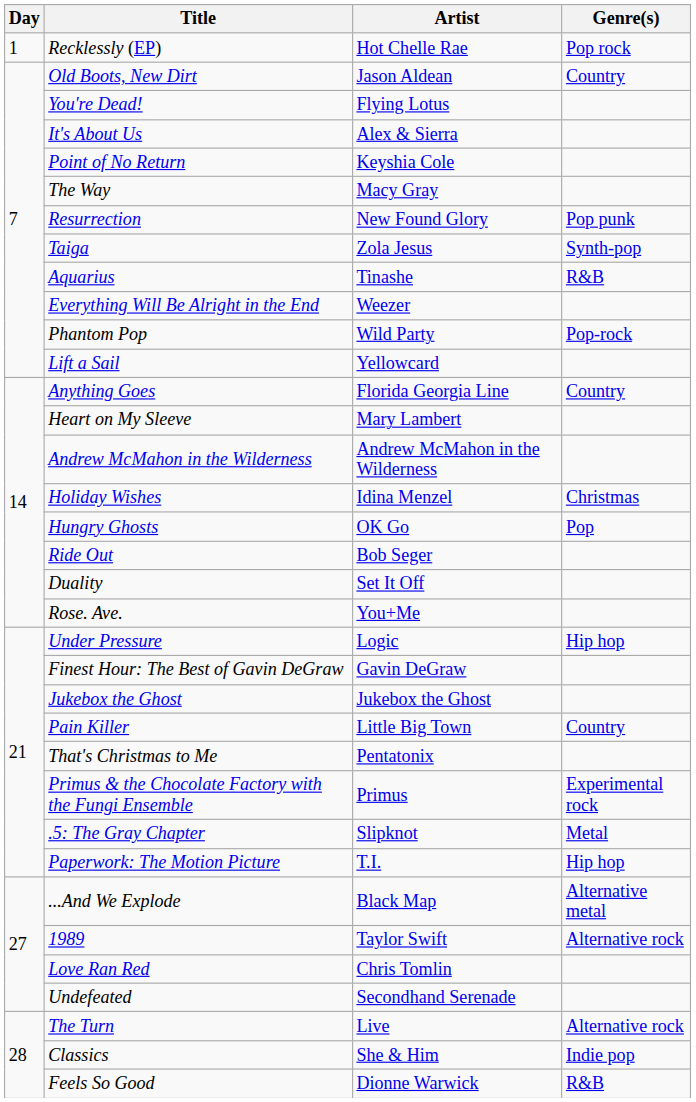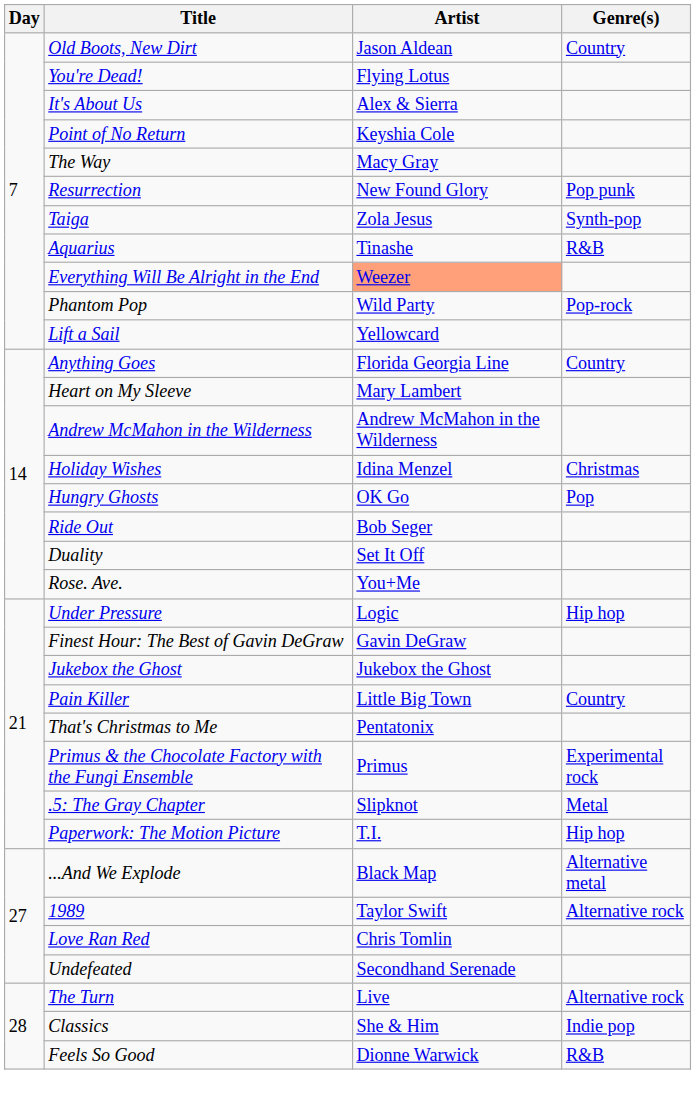- row: (105, 47)
(383, 305) no background -> (383, 276) lightsalmon background
